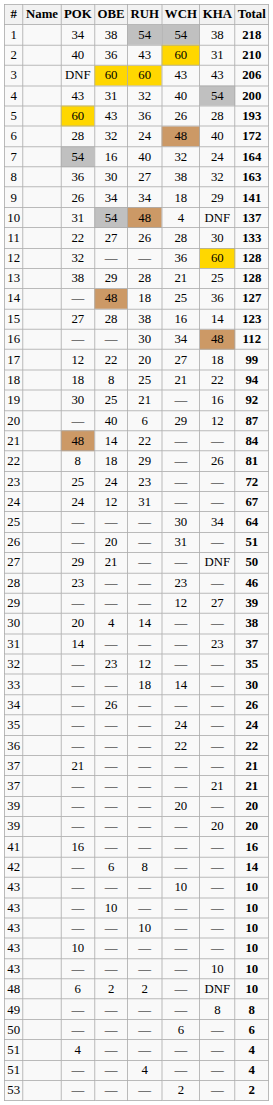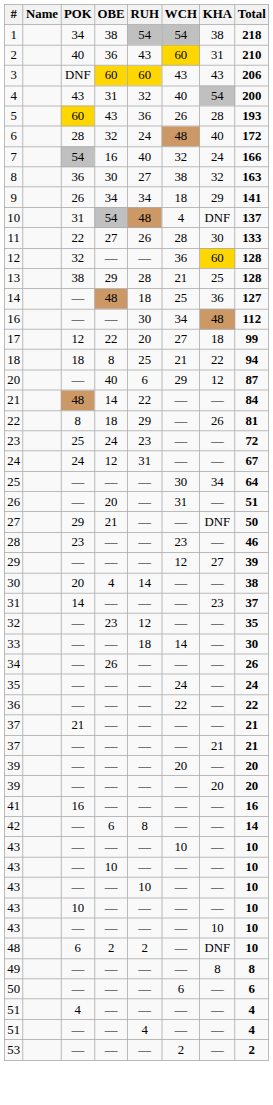(252, 156) 164 -> (252, 156) 166
- row: (14, 319)
- row: (14, 400)
